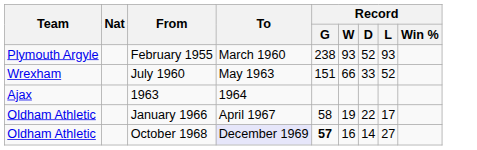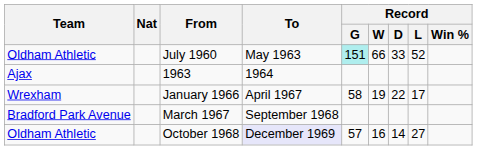- row: (172, 54)
(34, 74) Wrexham -> (52, 54) Oldham Athletic
(325, 74) no background -> (355, 54) paleturquoise background
(52, 114) Oldham Athletic -> (34, 94) Wrexham
+ row: (196, 114)
(325, 134) bold -> (355, 134) normal
